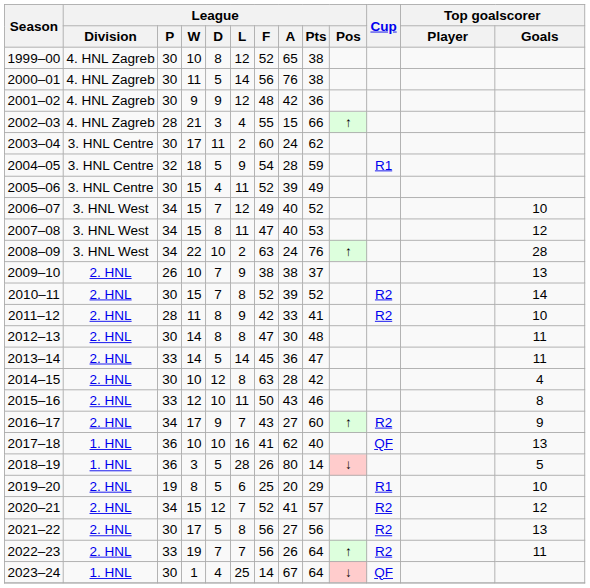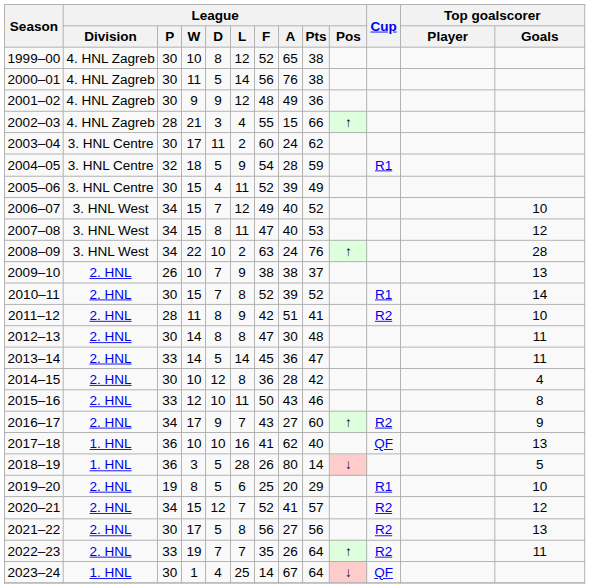(290, 101) 42 -> (290, 101) 49
(384, 294) R2 -> (384, 294) R1
(290, 315) 33 -> (290, 315) 51
(266, 379) 63 -> (266, 379) 36
(266, 551) 56 -> (266, 551) 35
